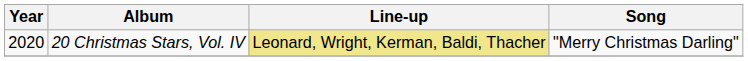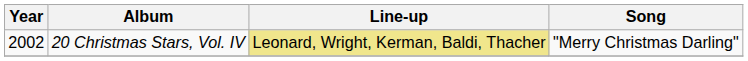(26, 42) 2020 -> (26, 42) 2002
